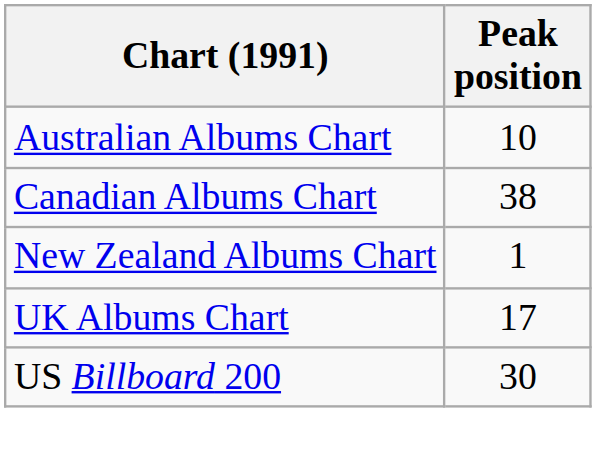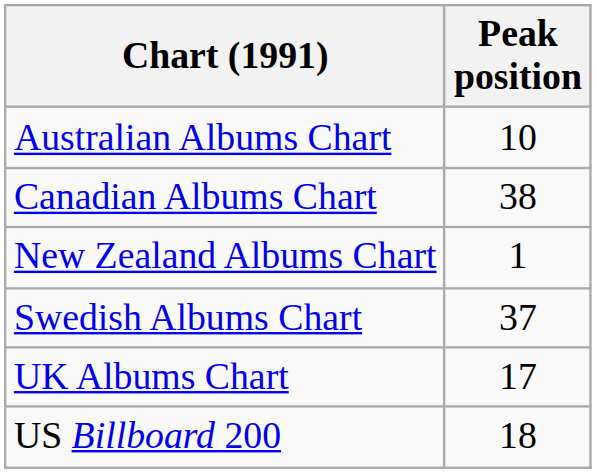+ row: (188, 316)
(518, 376) 30 -> (518, 436) 18
